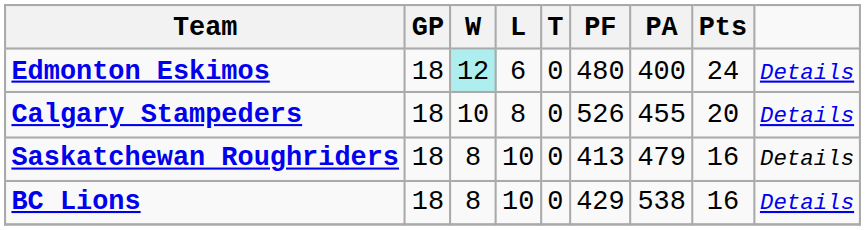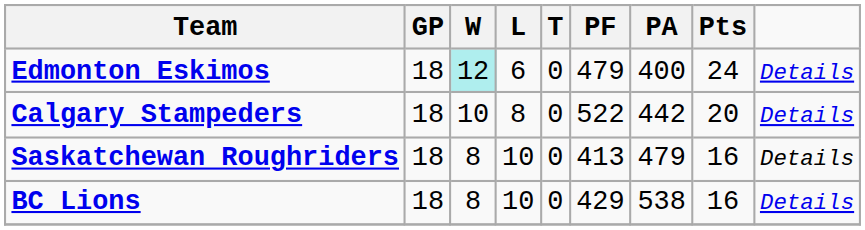(600, 71) 480 -> (600, 71) 479
(600, 115) 526 -> (600, 115) 522
(662, 115) 455 -> (662, 115) 442
